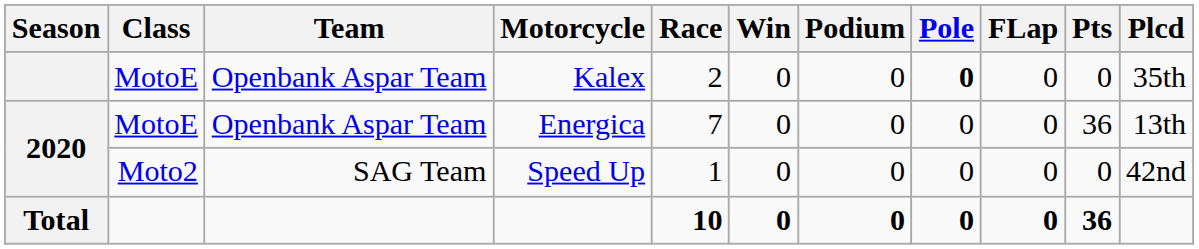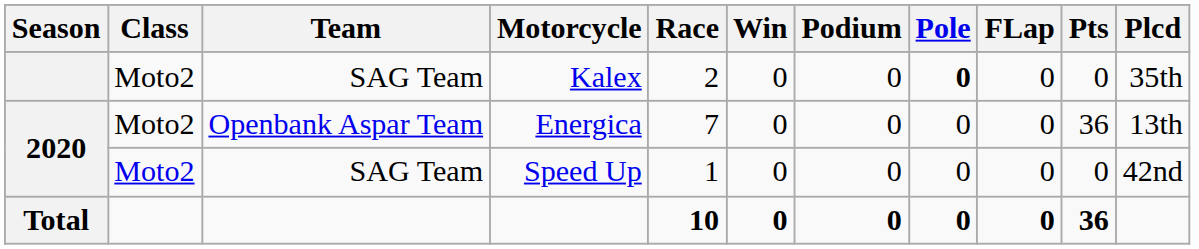(156, 76) MotoE -> (154, 76) Moto2
(349, 76) Openbank Aspar Team -> (416, 76) SAG Team
(156, 123) MotoE -> (154, 123) Moto2
